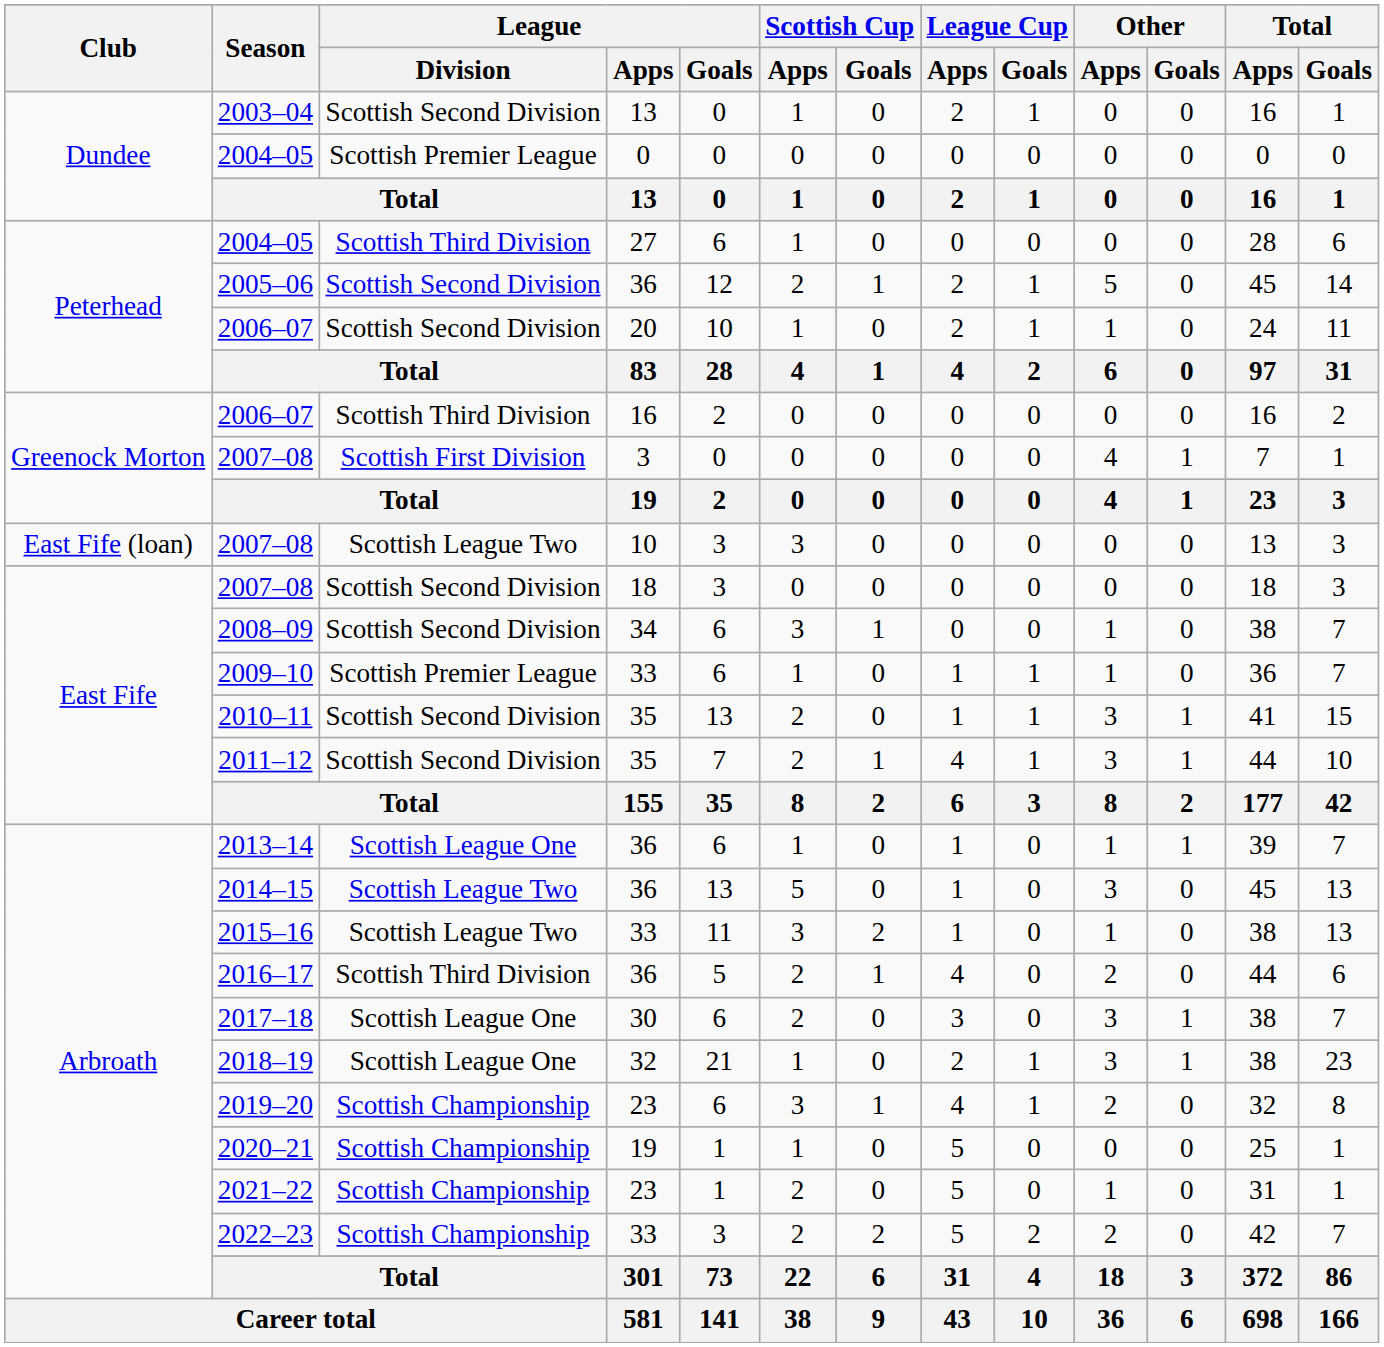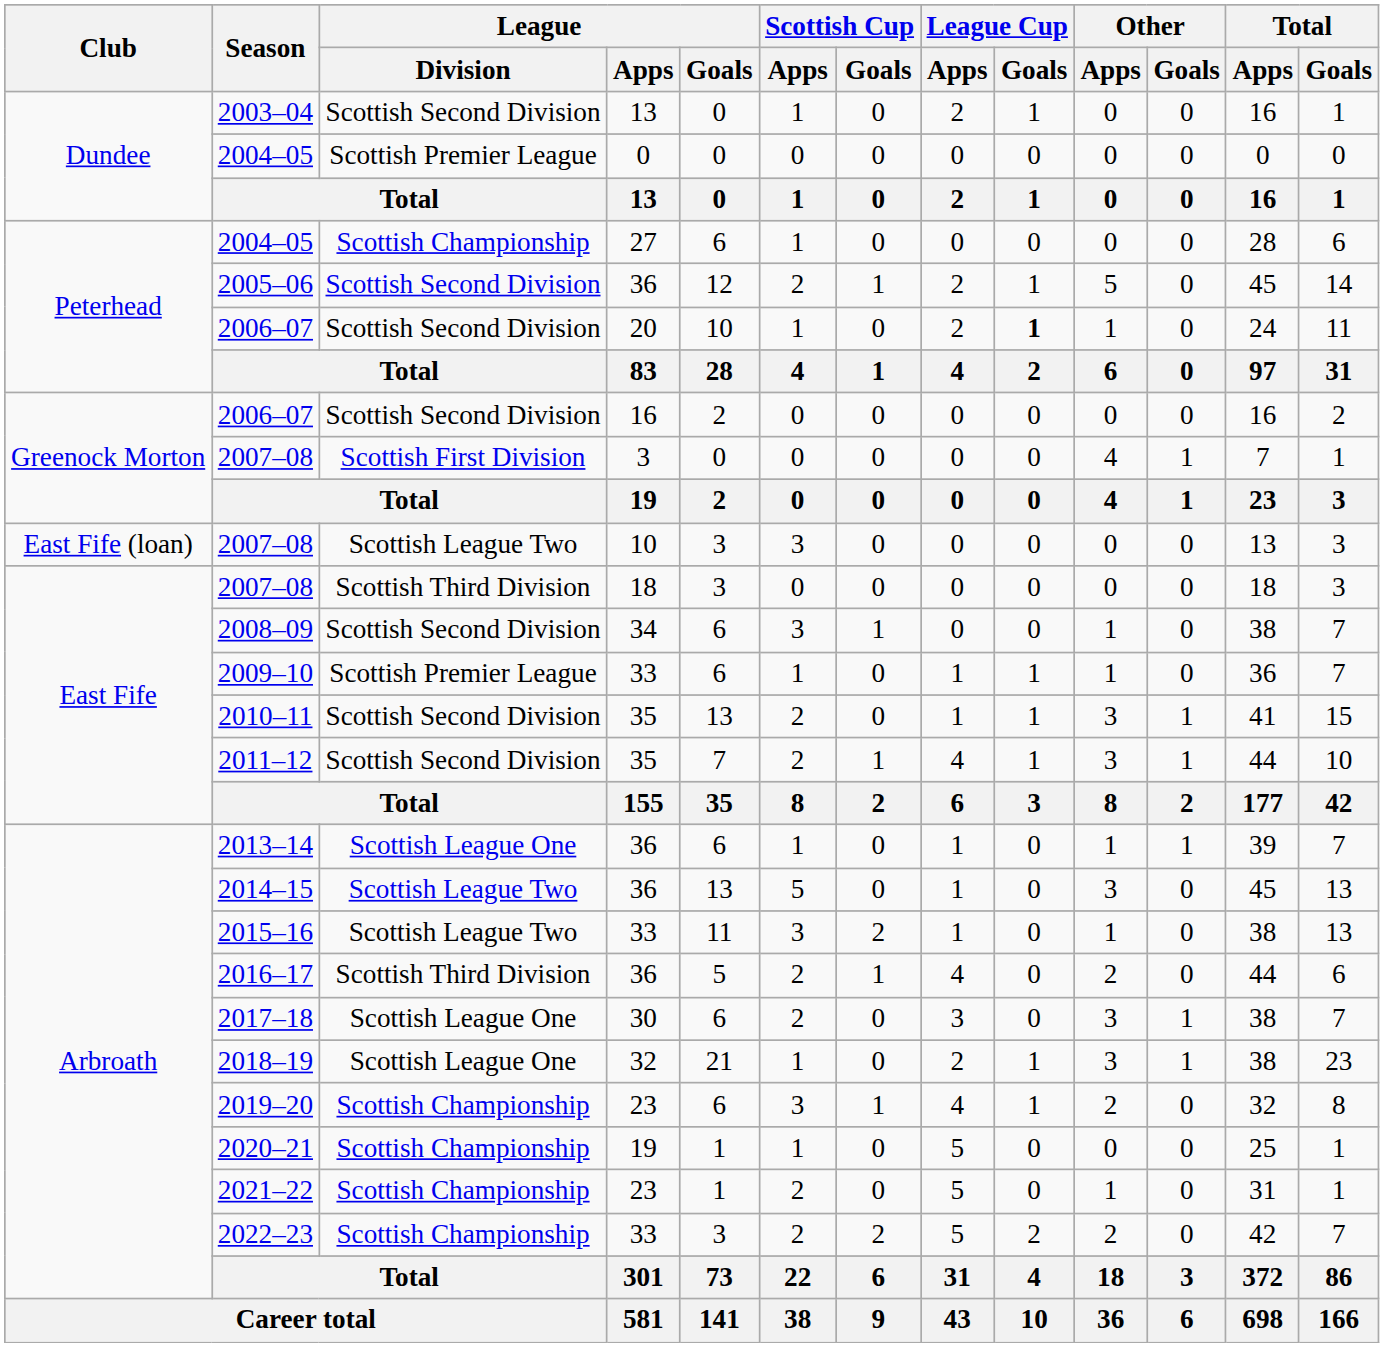(463, 241) Scottish Third Division -> (463, 241) Scottish Championship
(1034, 328) normal -> (1034, 328) bold
(463, 414) Scottish Third Division -> (463, 414) Scottish Second Division
(463, 586) Scottish Second Division -> (463, 586) Scottish Third Division
